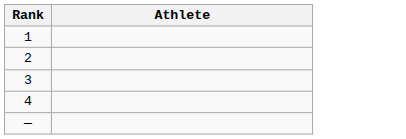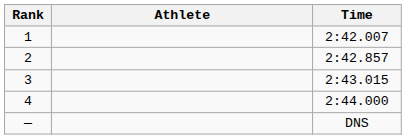+ column: (357, 15)
